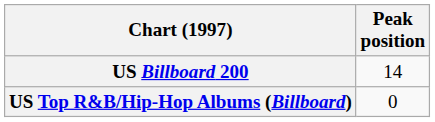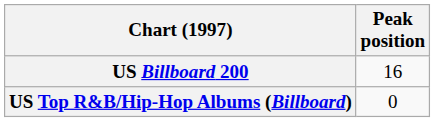(393, 71) 14 -> (393, 71) 16
